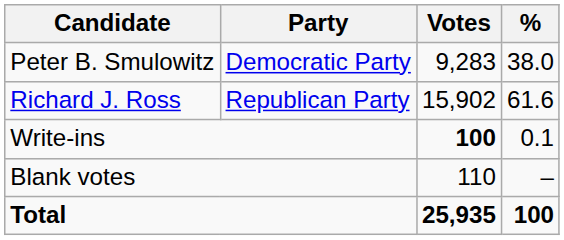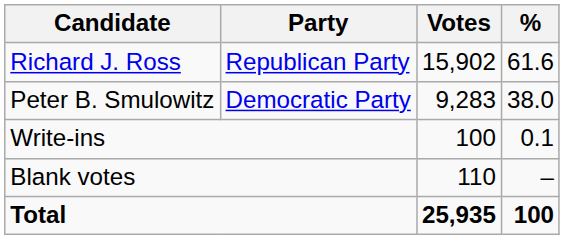rows swapped: (96, 100) <-> (112, 61)
(476, 138) bold -> (476, 138) normal
